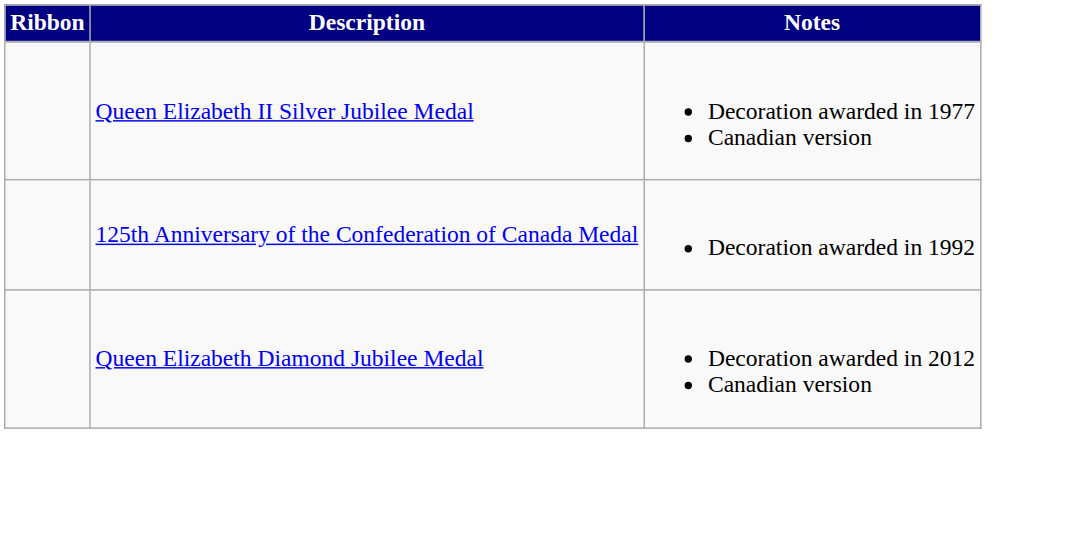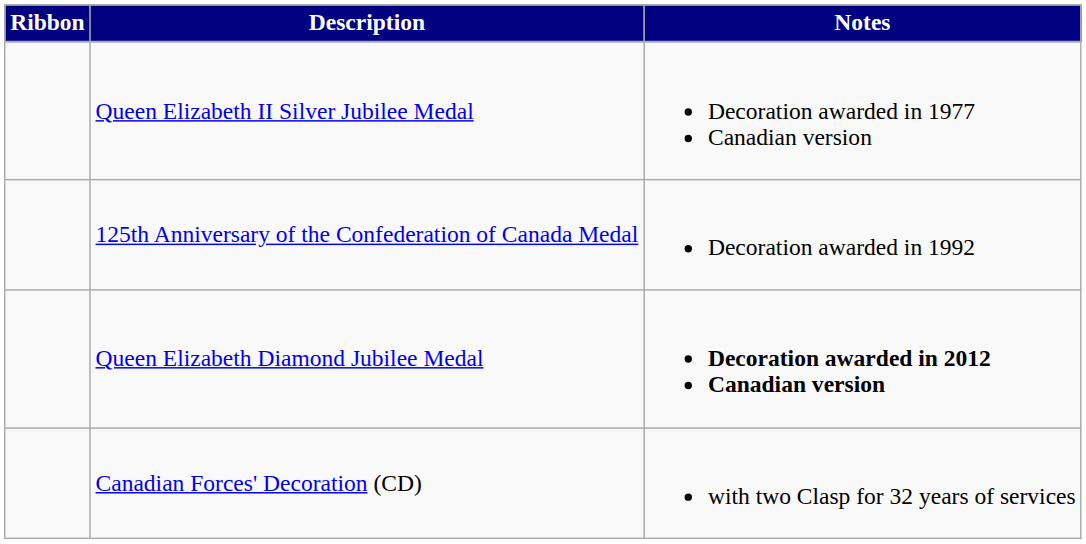(812, 372) normal -> (862, 372) bold
+ row: (259, 482)
